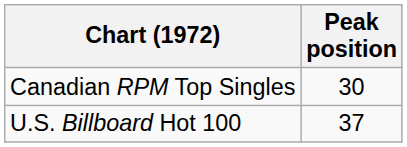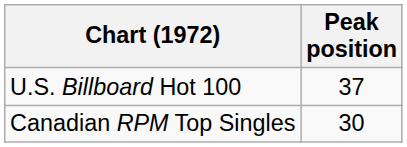rows swapped: (126, 123) <-> (153, 86)
